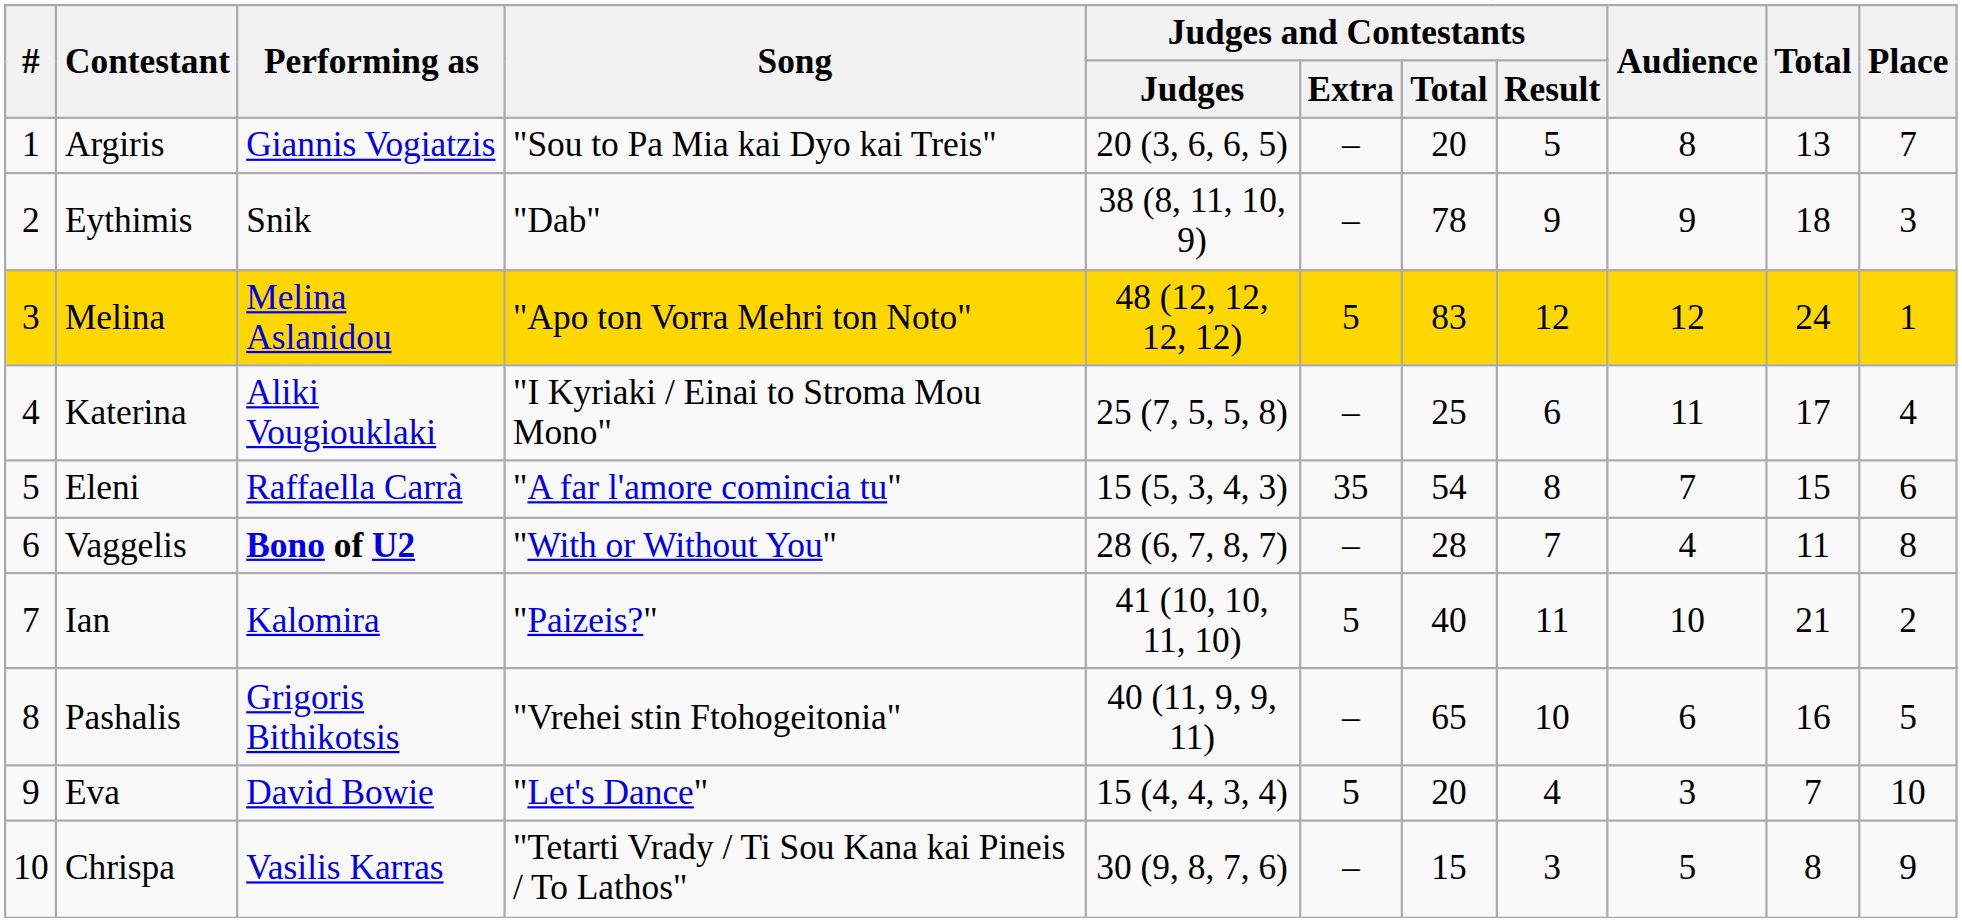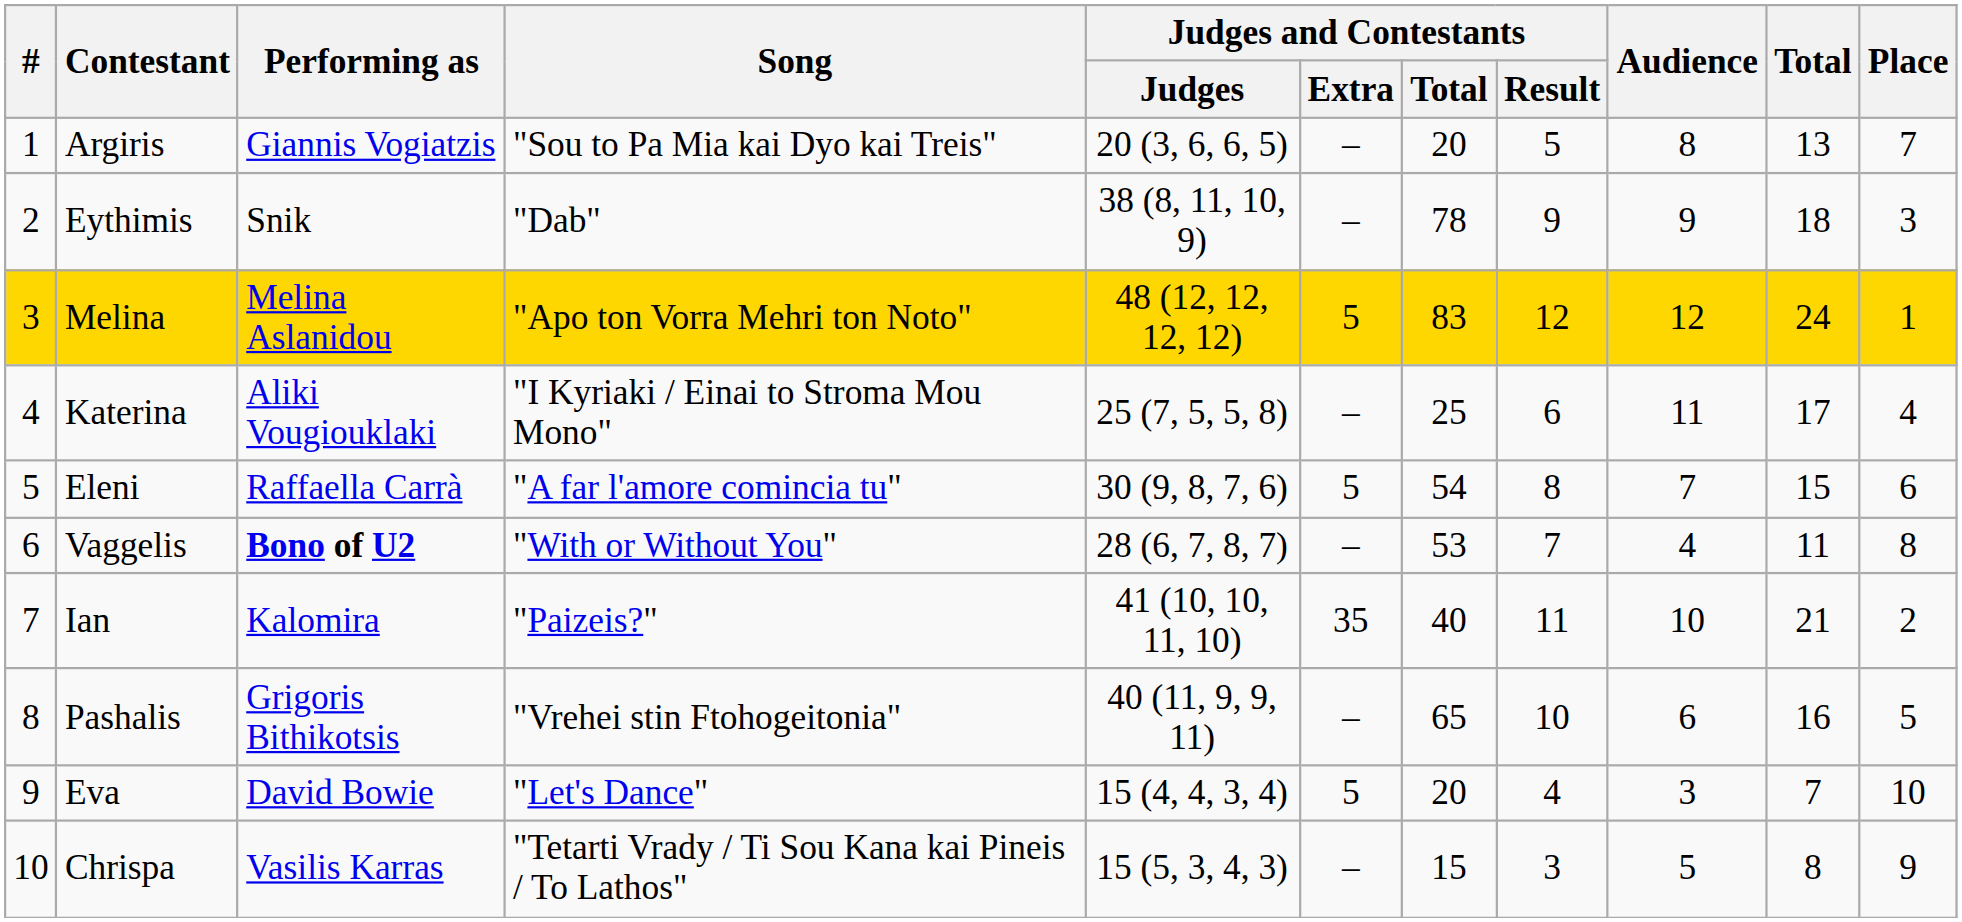(1192, 488) 15 (5, 3, 4, 3) -> (1192, 488) 30 (9, 8, 7, 6)
(1351, 488) 35 -> (1351, 488) 5
(1449, 544) 28 -> (1449, 544) 53
(1351, 620) 5 -> (1351, 620) 35
(1192, 868) 30 (9, 8, 7, 6) -> (1192, 868) 15 (5, 3, 4, 3)
